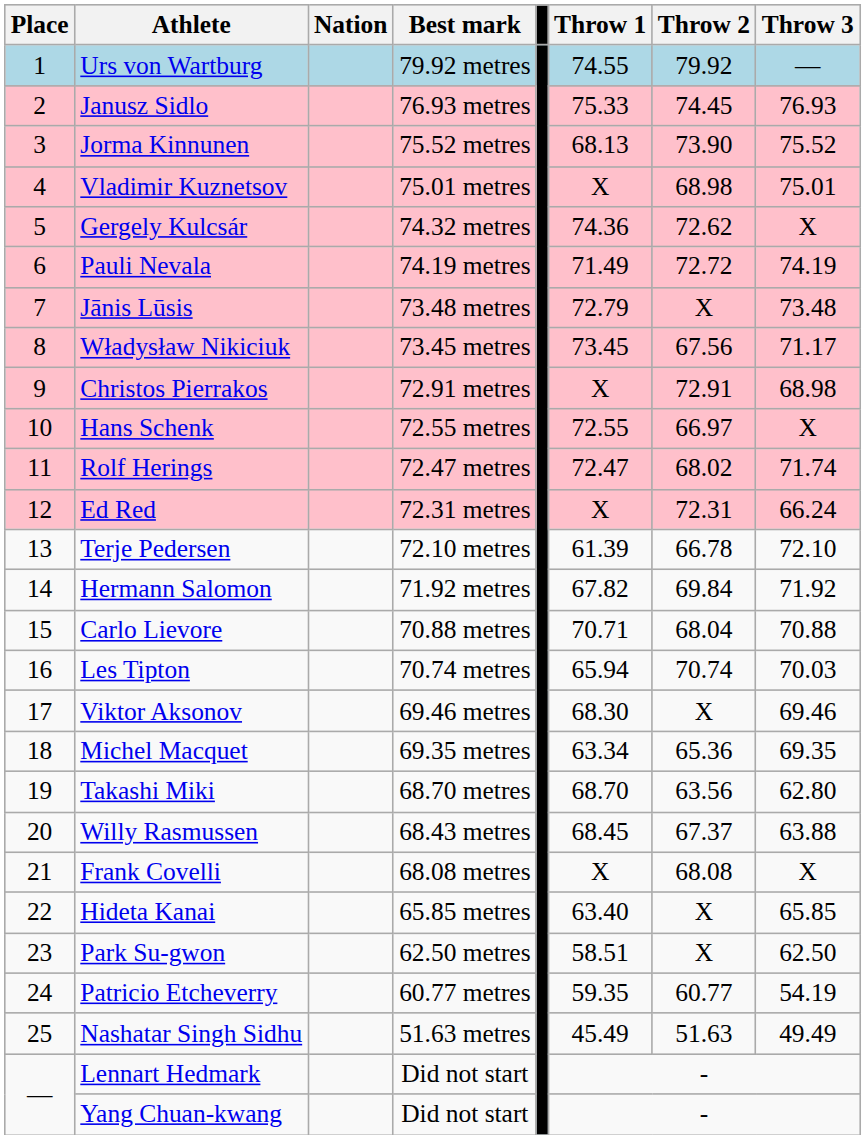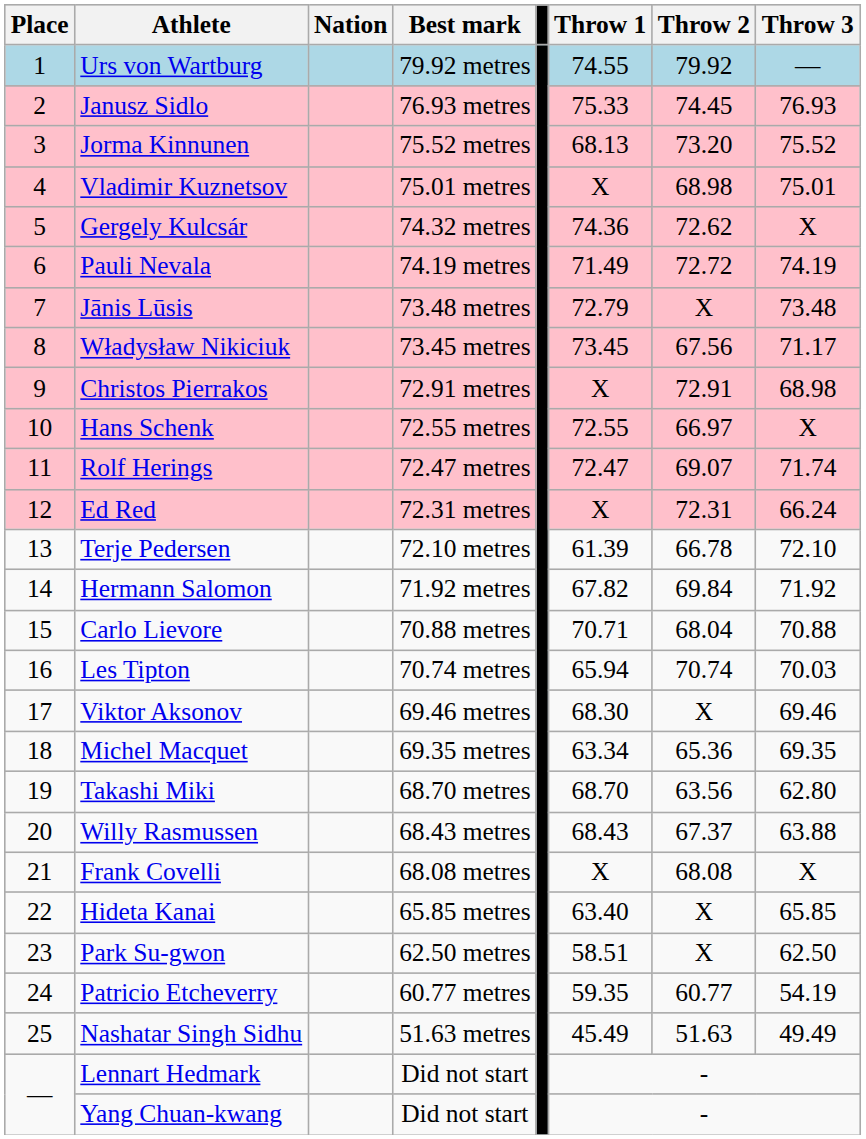(704, 145) 73.90 -> (704, 145) 73.20
(704, 468) 68.02 -> (704, 468) 69.07
(600, 831) 68.45 -> (600, 831) 68.43
